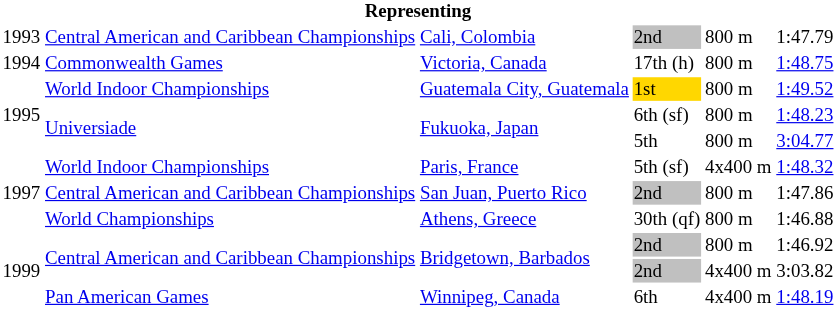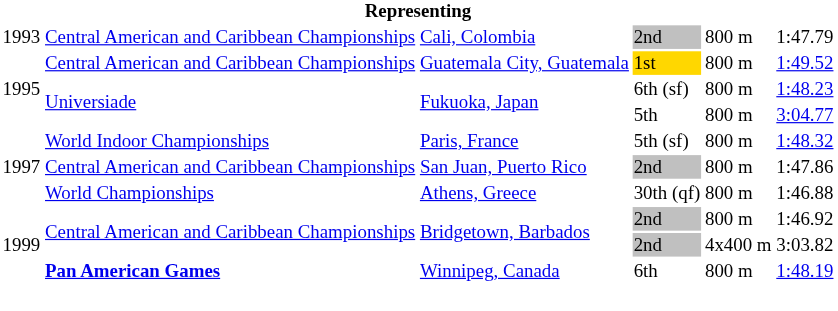- row: (483, 62)
(157, 88) World Indoor Championships -> (230, 62) Central American and Caribbean Championships
(738, 166) 4x400 m -> (729, 140) 800 m
(127, 296) normal -> (133, 270) bold
(738, 296) 4x400 m -> (729, 270) 800 m
